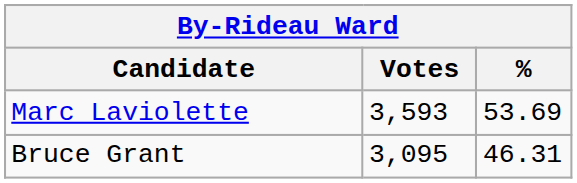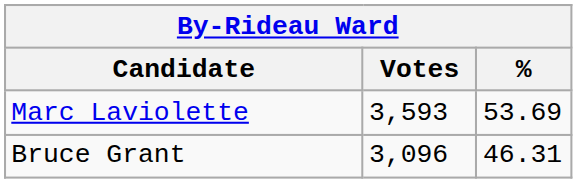(409, 156) 3,095 -> (409, 156) 3,096
